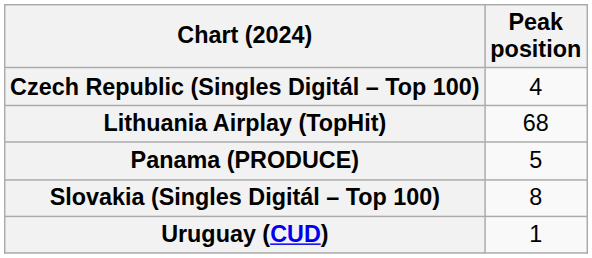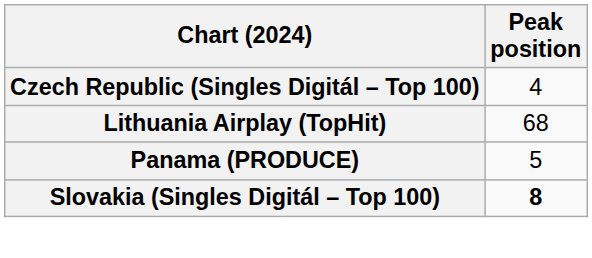(536, 197) normal -> (536, 197) bold
- row: (245, 234)
